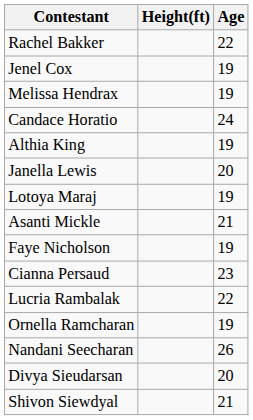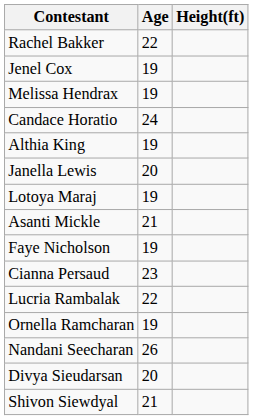columns swapped: (231, 17) <-> (176, 17)
